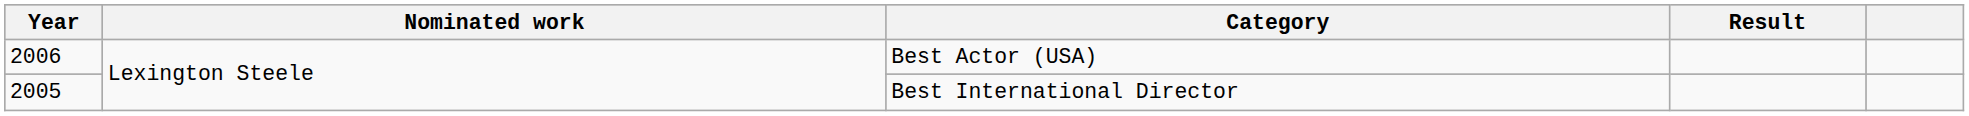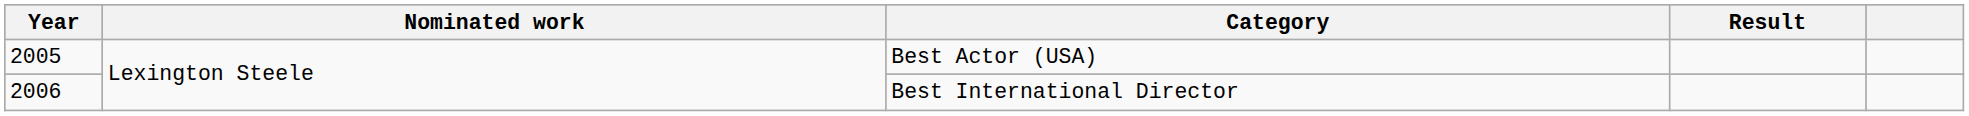(36, 57) 2006 -> (36, 57) 2005
(36, 92) 2005 -> (36, 92) 2006
